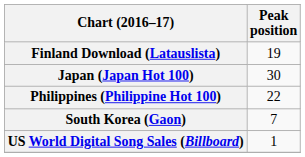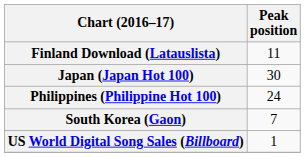(274, 53) 19 -> (274, 53) 11
(274, 97) 22 -> (274, 97) 24
